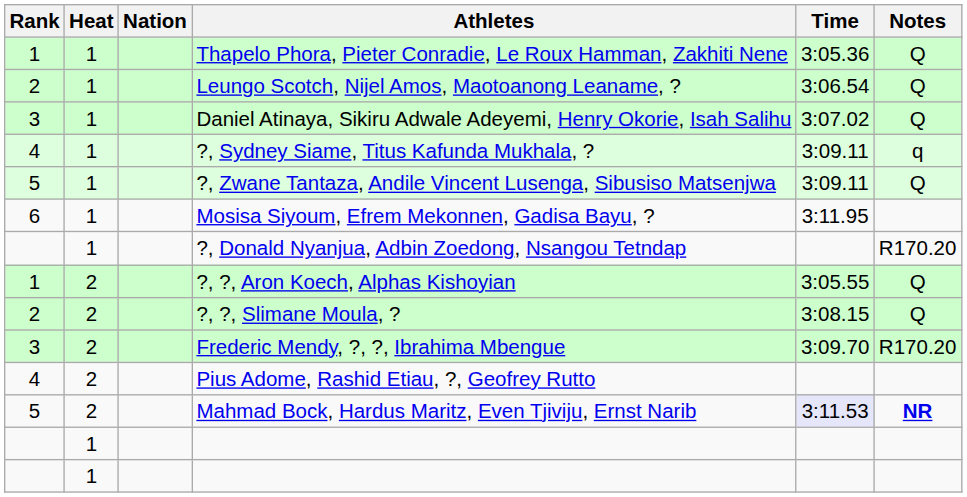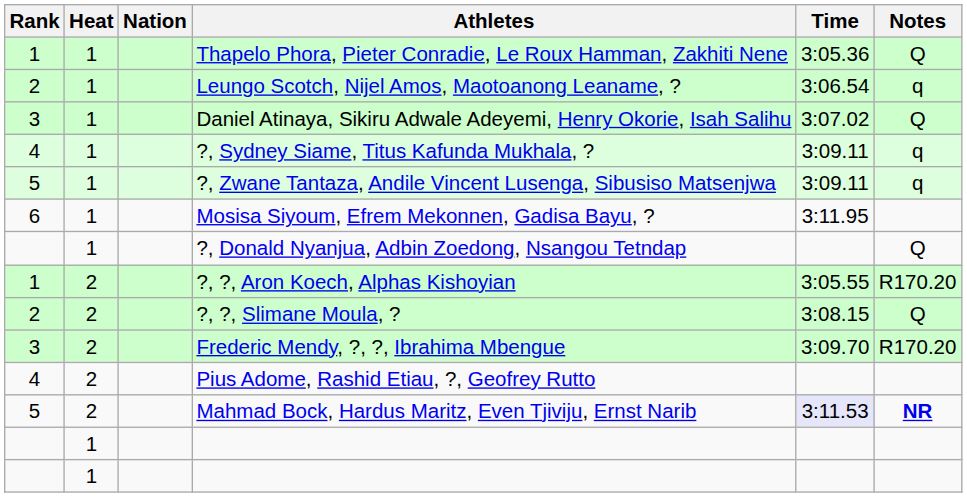(918, 86) Q -> (918, 86) q
(918, 184) Q -> (918, 184) q
(918, 248) R170.20 -> (918, 248) Q
(918, 281) Q -> (918, 281) R170.20
